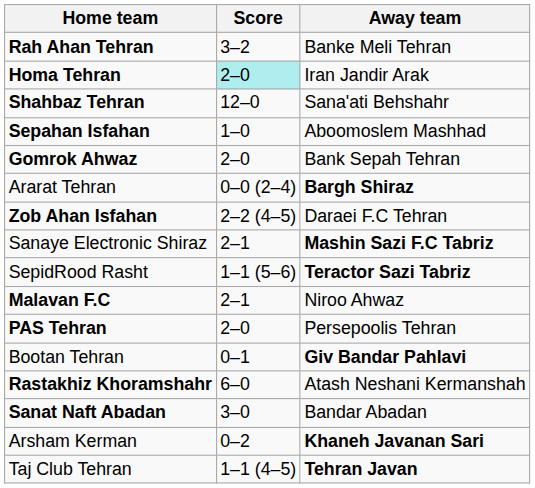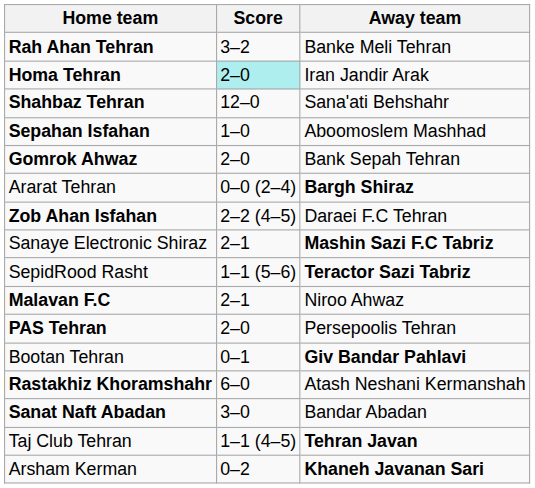rows swapped: (73, 441) <-> (70, 469)
